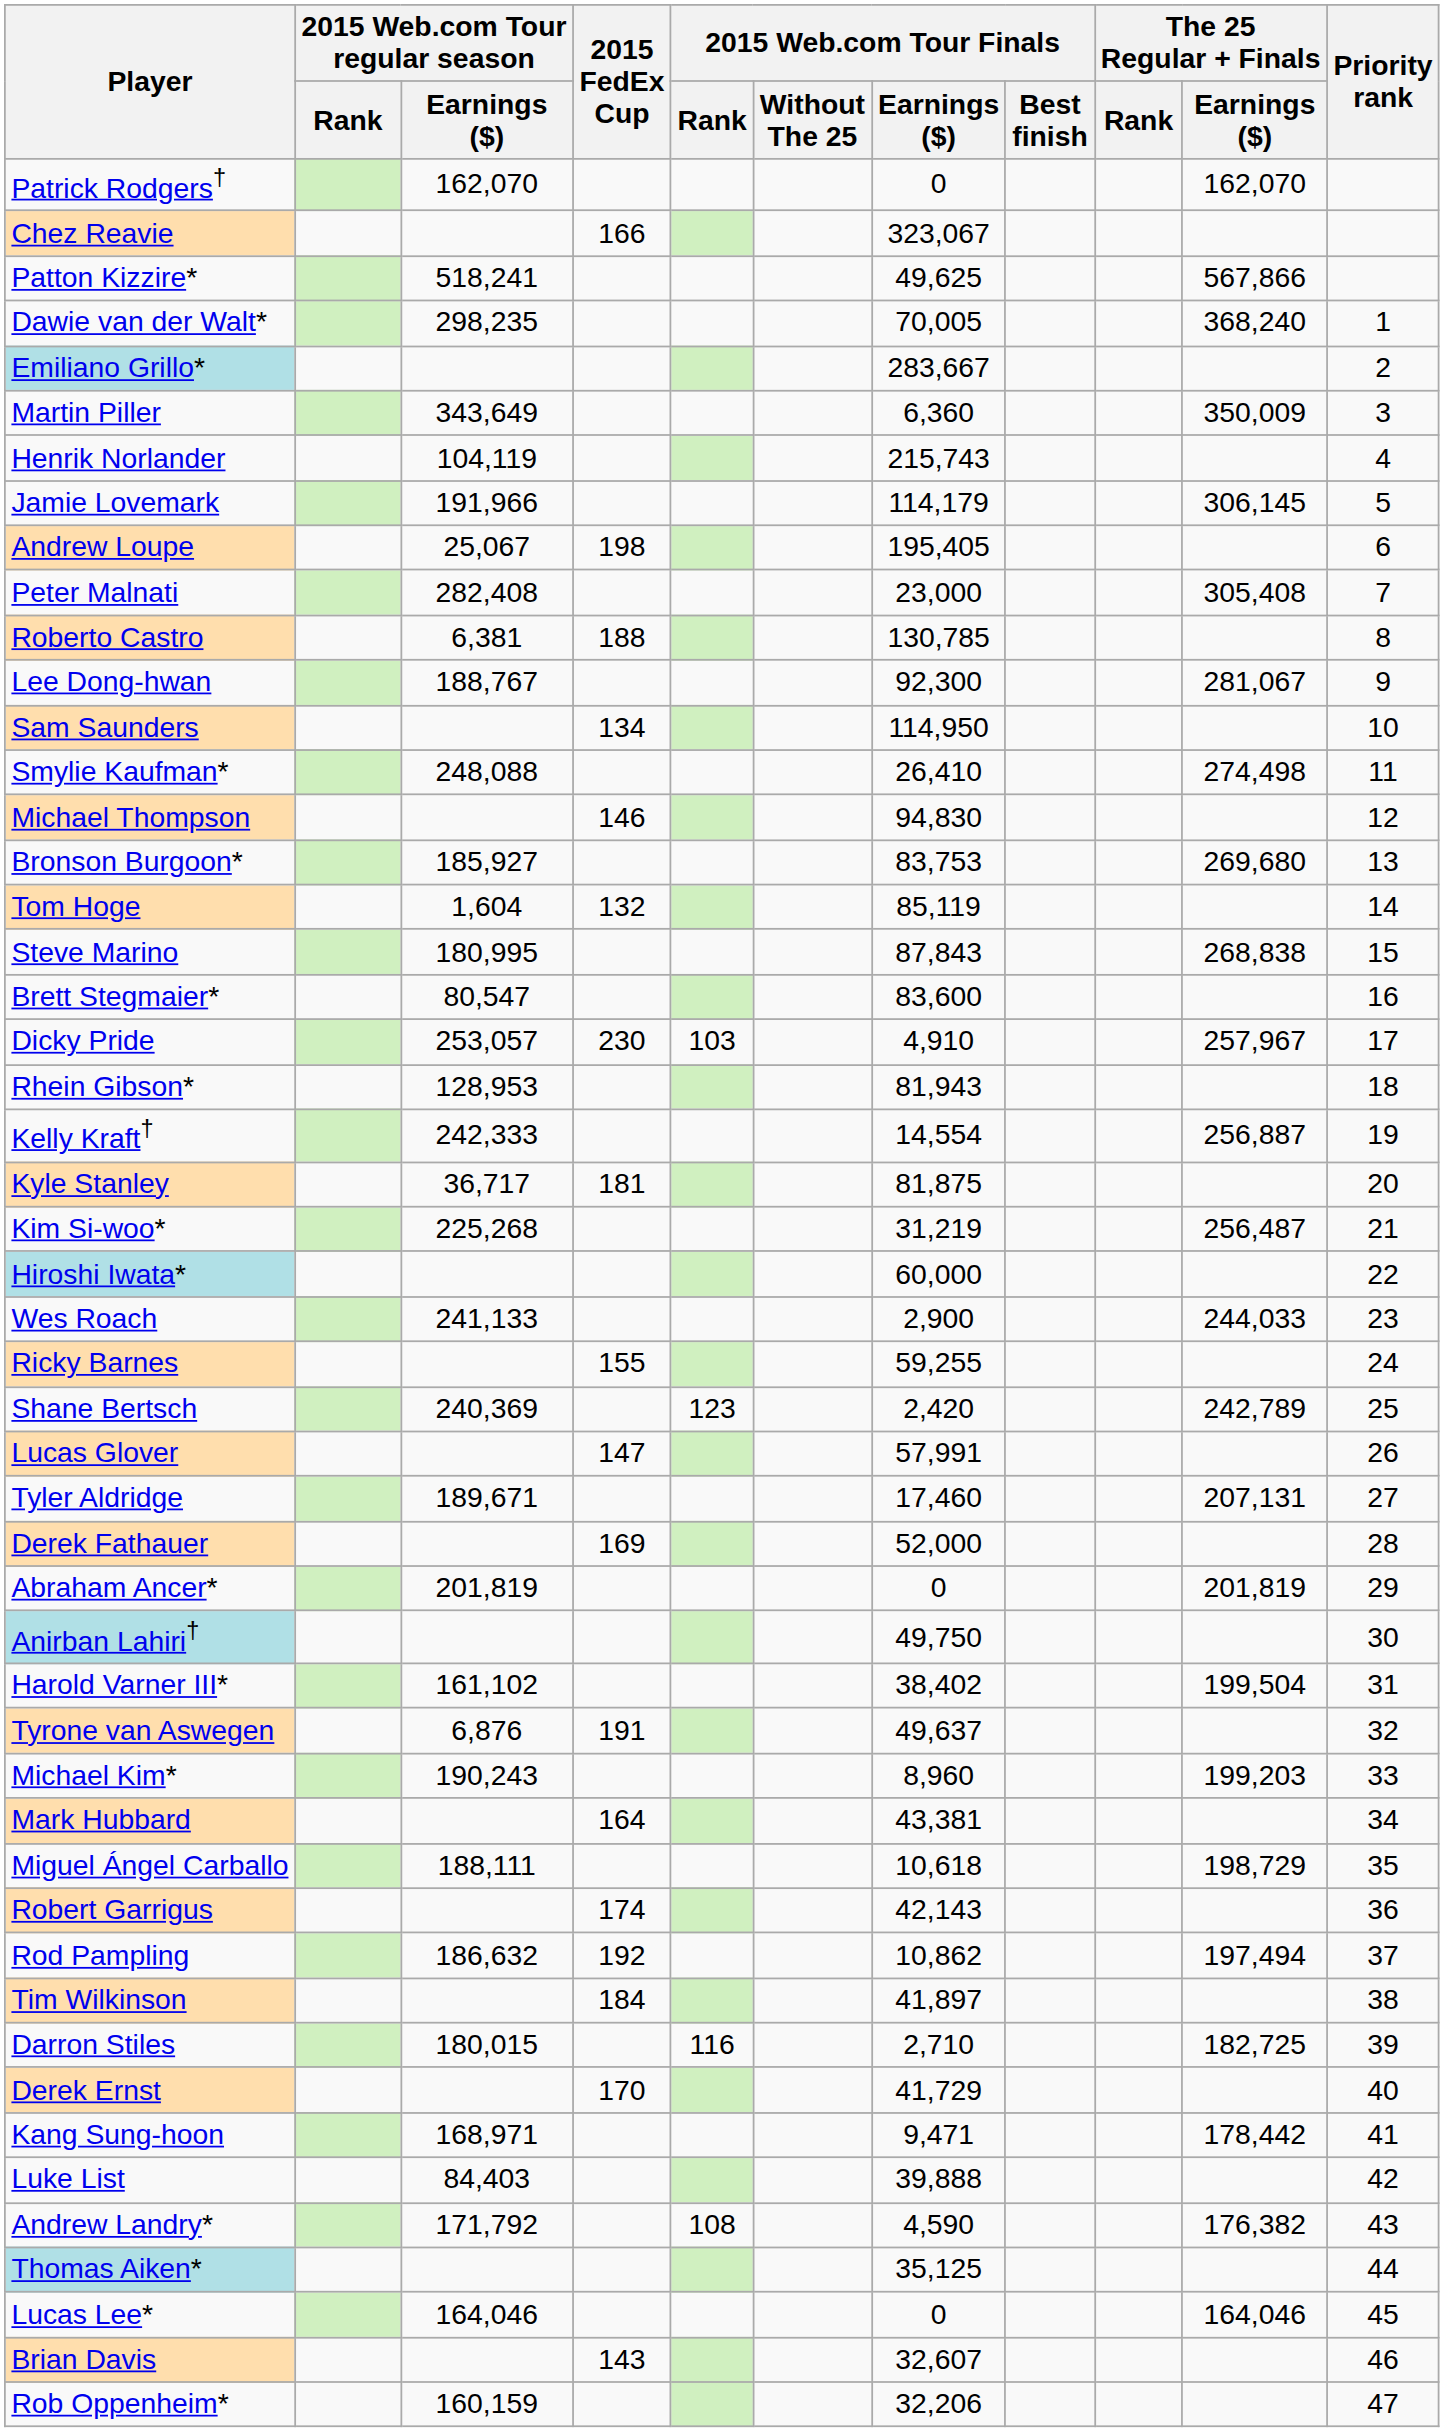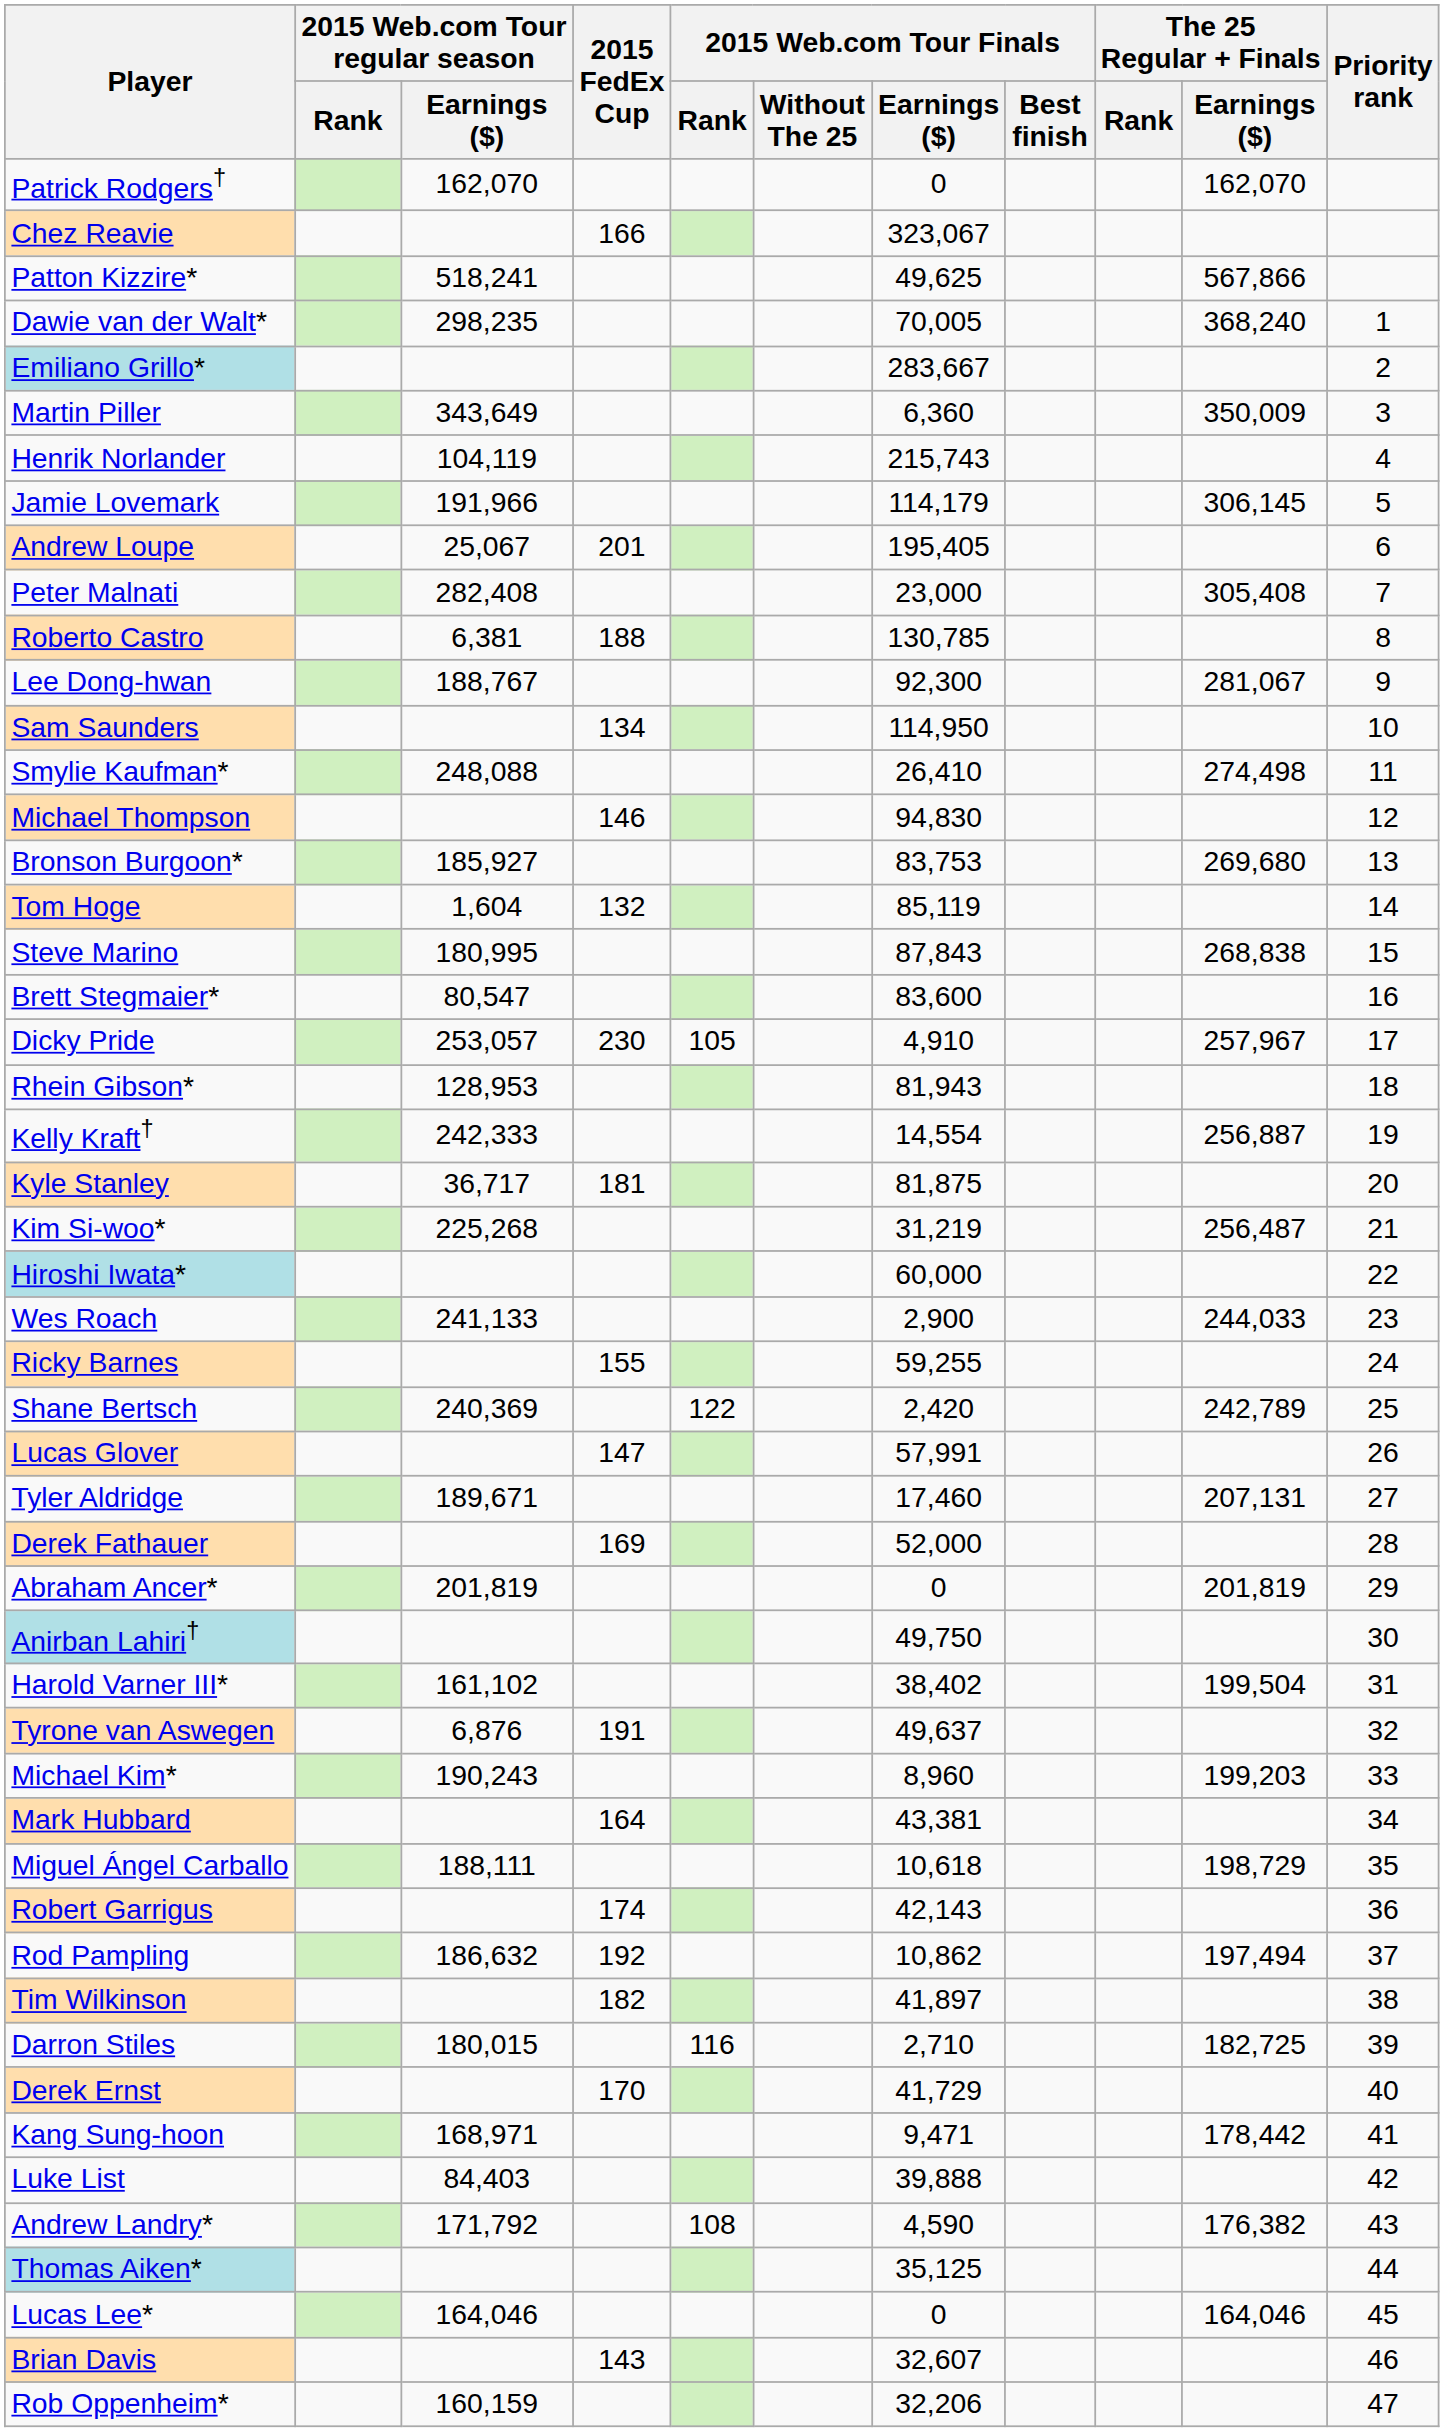(622, 547) 198 -> (622, 547) 201
(712, 1041) 103 -> (712, 1041) 105
(712, 1408) 123 -> (712, 1408) 122
(622, 2000) 184 -> (622, 2000) 182
